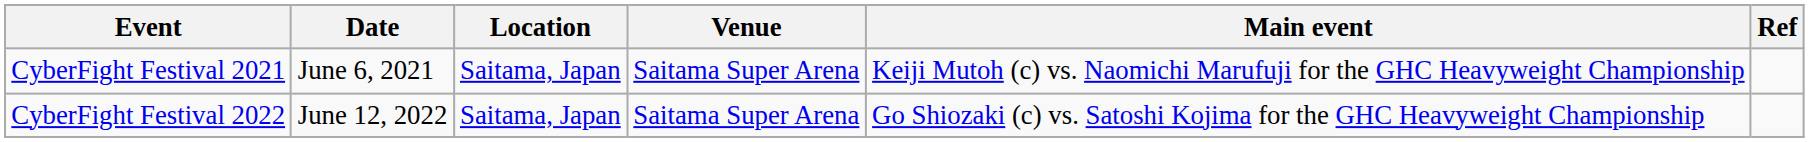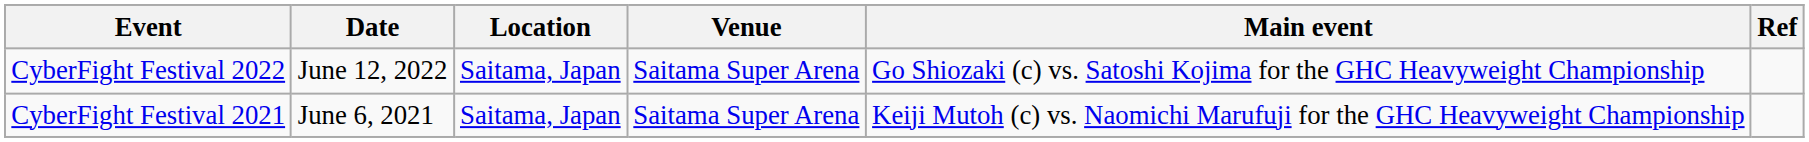rows swapped: (148, 70) <-> (148, 114)
